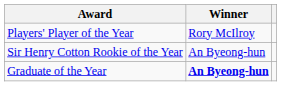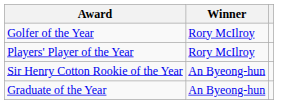+ row: (50, 33)
(229, 71) bold -> (227, 90) normal
